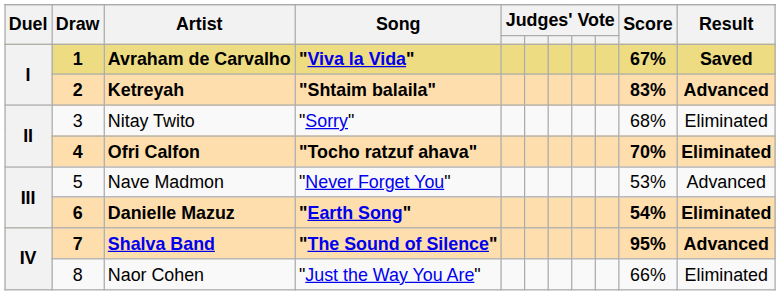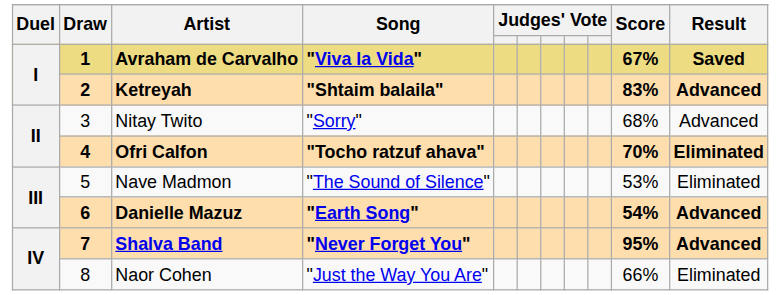(726, 121) Eliminated -> (719, 121) Advanced
(375, 182) "Never Forget You" -> (398, 182) "The Sound of Silence"
(726, 182) Advanced -> (719, 182) Eliminated
(726, 213) Eliminated -> (719, 213) Advanced
(398, 244) "The Sound of Silence" -> (389, 244) "Never Forget You"
